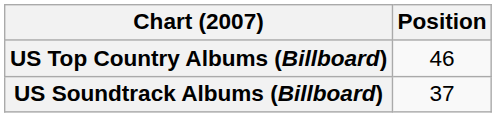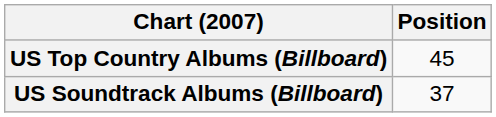(442, 58) 46 -> (442, 58) 45
